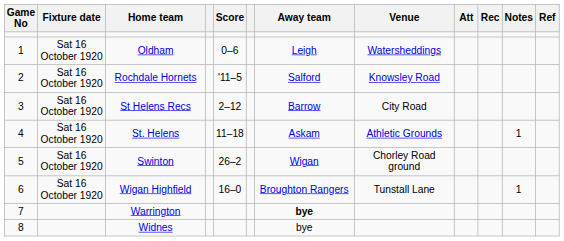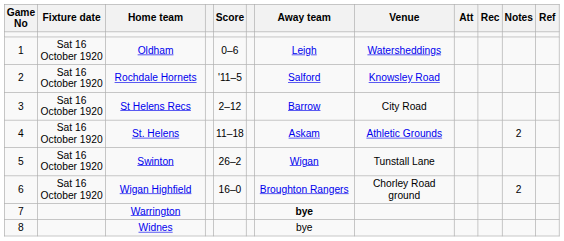(519, 134) 1 -> (519, 134) 2
(404, 161) Chorley Road ground -> (404, 161) Tunstall Lane
(404, 189) Tunstall Lane -> (404, 189) Chorley Road ground
(519, 189) 1 -> (519, 189) 2
